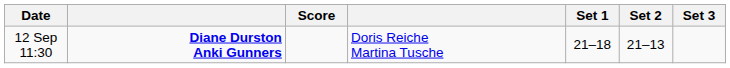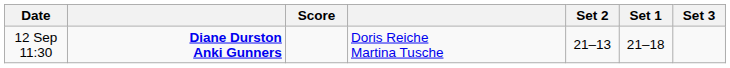columns swapped: (592, 16) <-> (646, 16)
